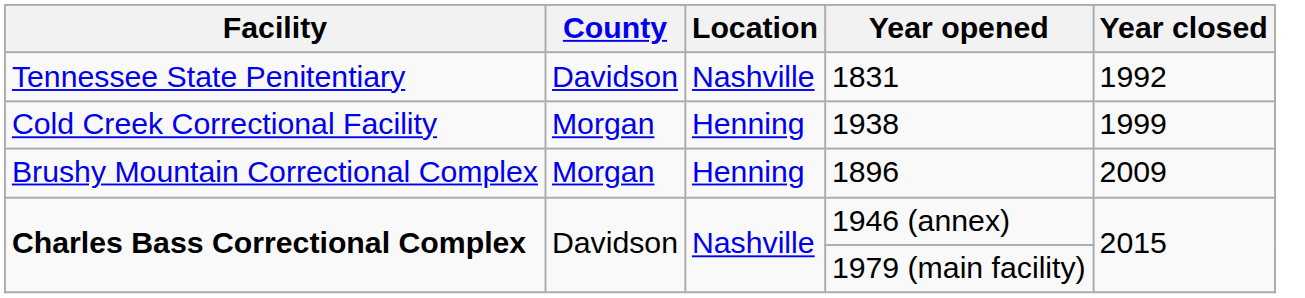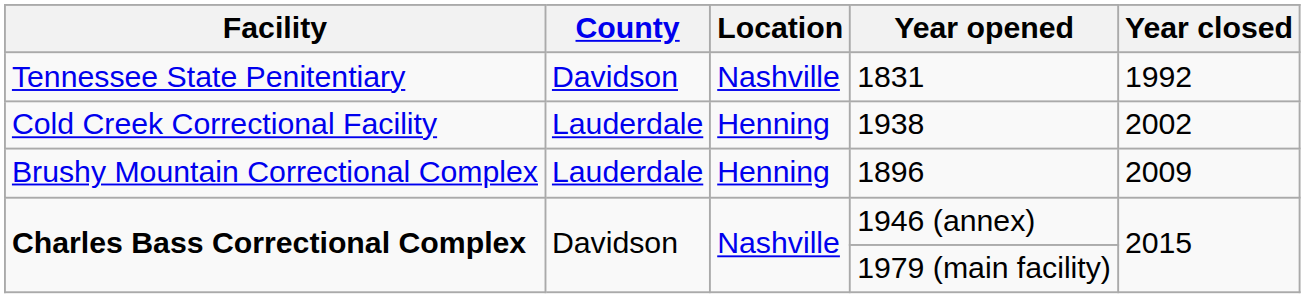(603, 124) Morgan -> (628, 124) Lauderdale
(1133, 124) 1999 -> (1159, 124) 2002
(603, 172) Morgan -> (628, 172) Lauderdale
